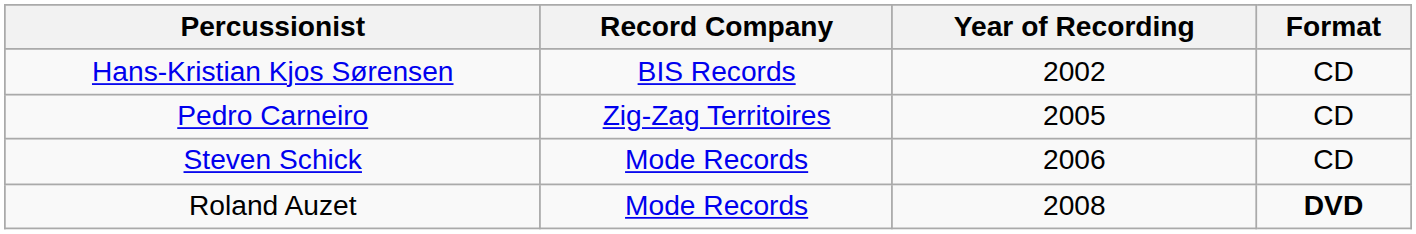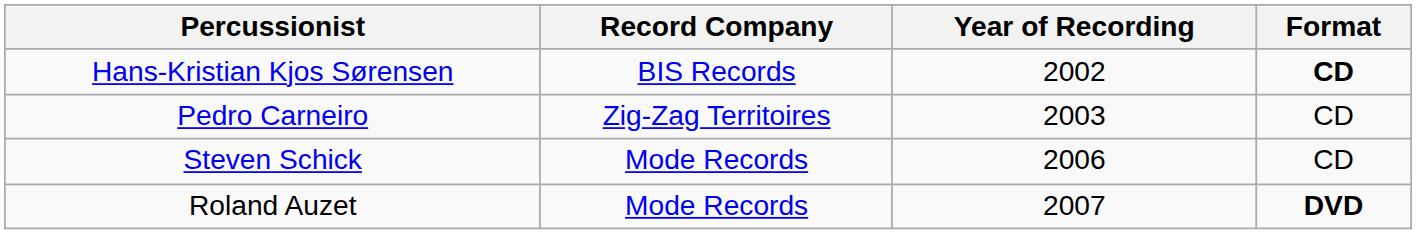(1334, 71) normal -> (1334, 71) bold
(1074, 116) 2005 -> (1074, 116) 2003
(1074, 205) 2008 -> (1074, 205) 2007
